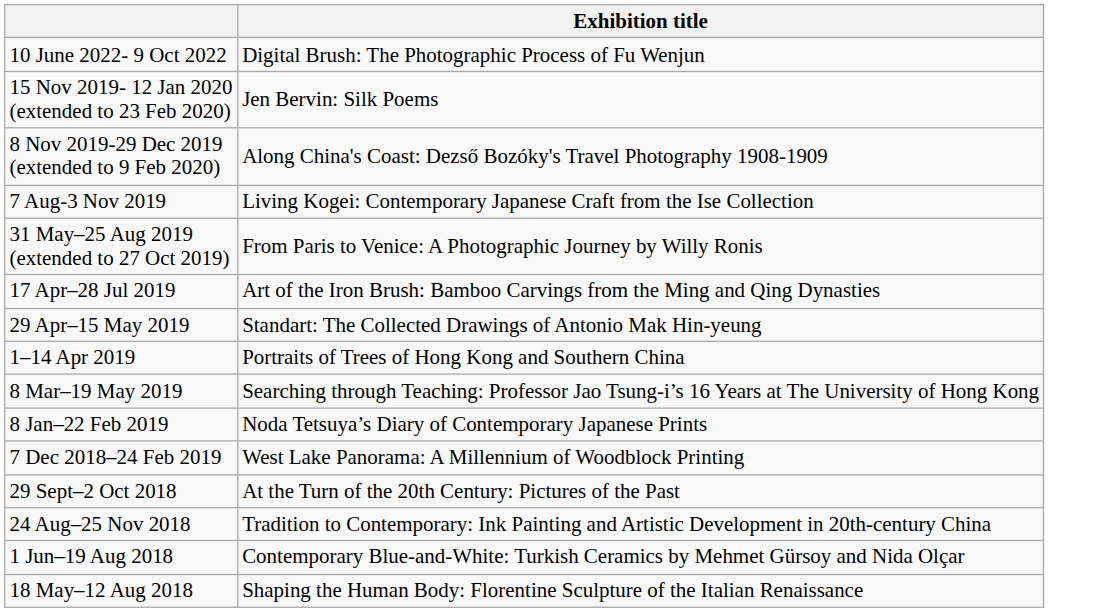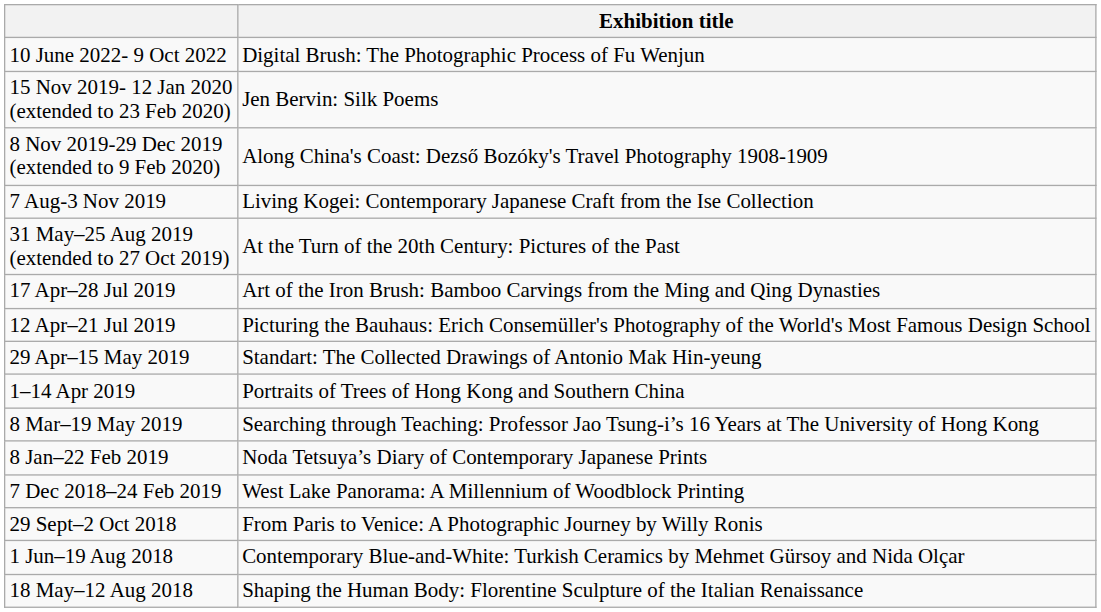(502, 246) From Paris to Venice: A Photographic Journey by Willy Ronis -> (461, 246) At the Turn of the 20th Century: Pictures of the Past
+ row: (92, 324)
(461, 490) At the Turn of the 20th Century: Pictures of the Past -> (502, 523) From Paris to Venice: A Photographic Journey by Willy Ronis
- row: (100, 523)
